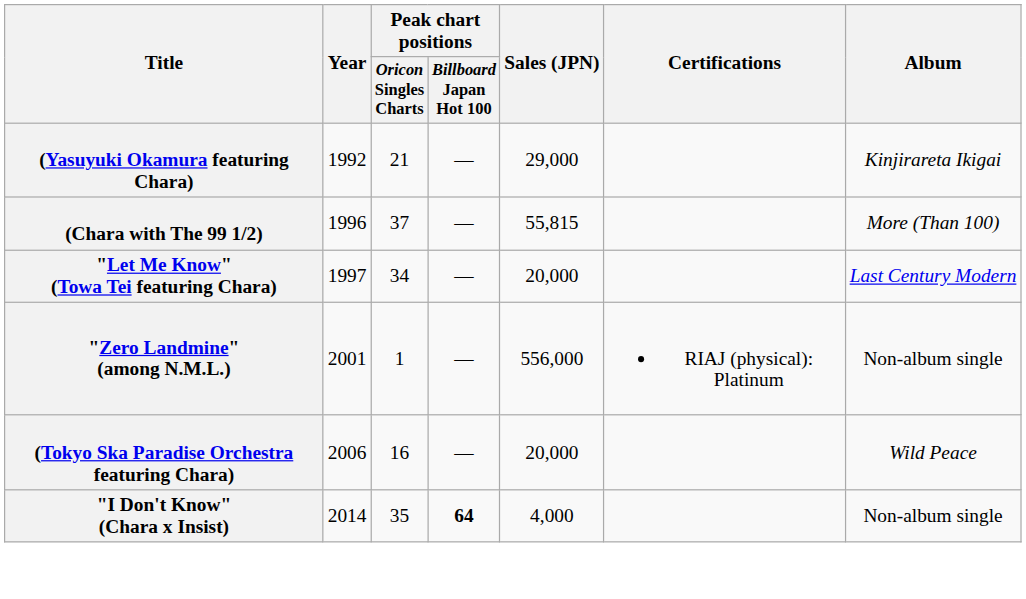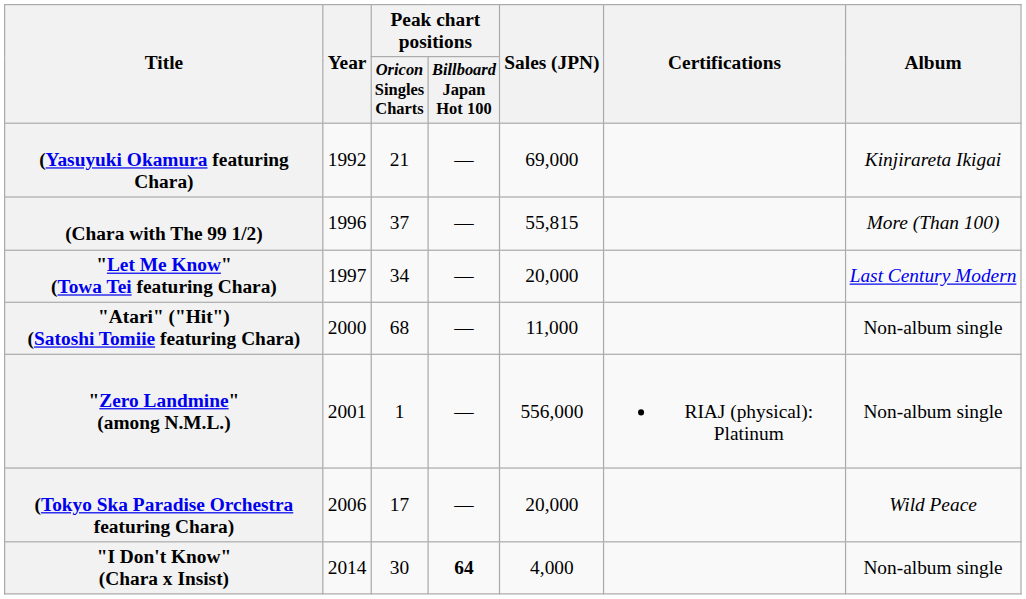(552, 159) 29,000 -> (552, 159) 69,000
+ row: (164, 328)
(399, 452) 16 -> (399, 504) 17
(399, 515) 35 -> (399, 568) 30
